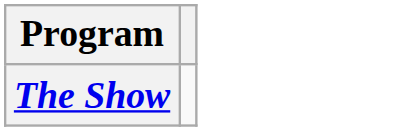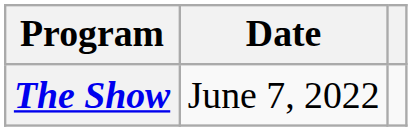+ column: (284, 34)
